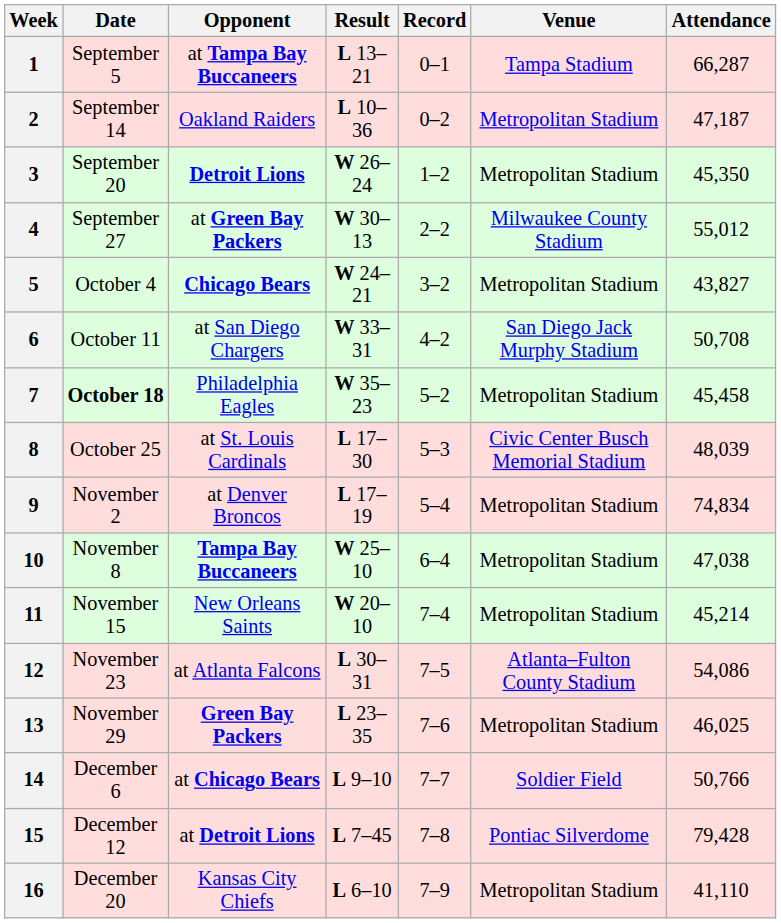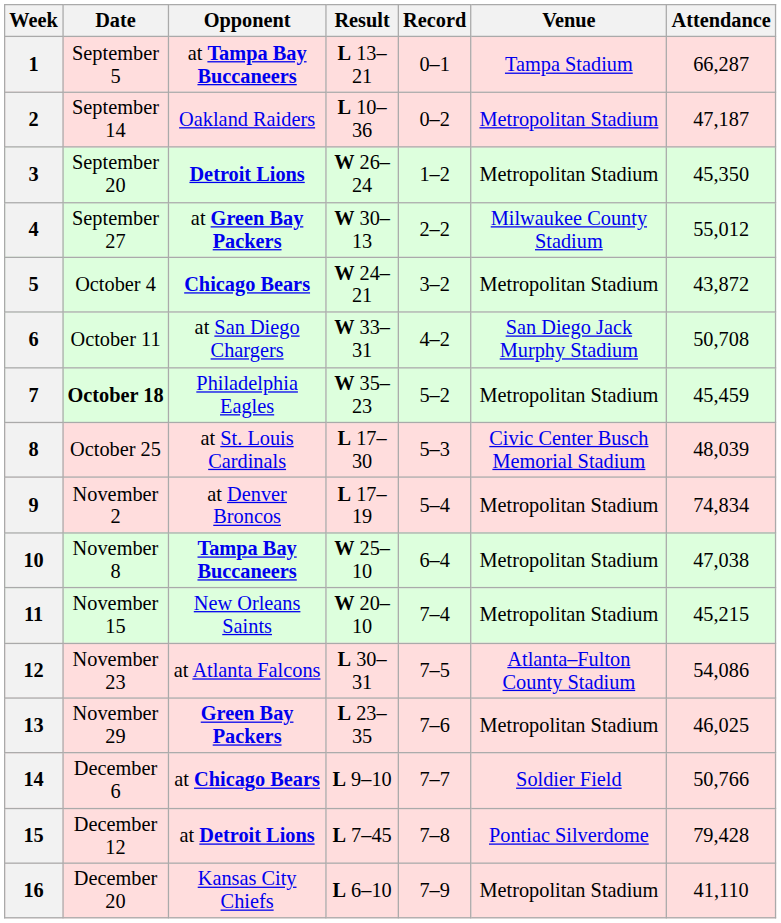(721, 284) 43,827 -> (721, 284) 43,872
(721, 394) 45,458 -> (721, 394) 45,459
(721, 615) 45,214 -> (721, 615) 45,215
